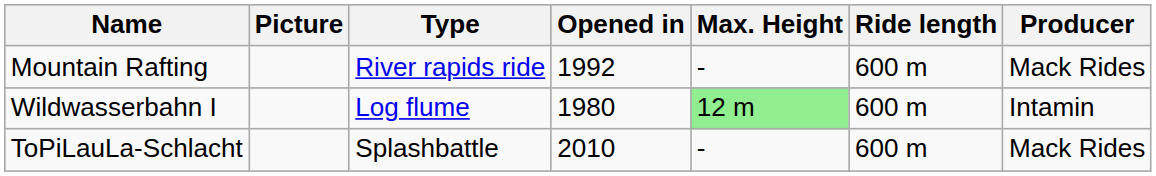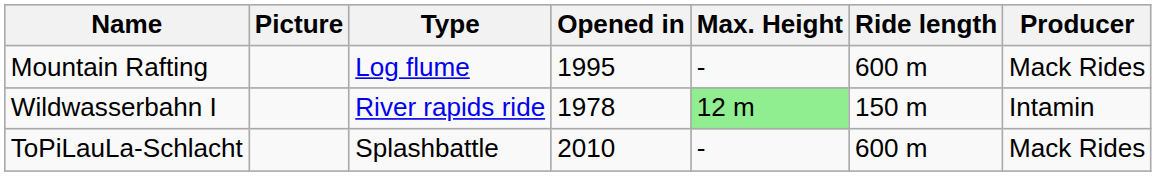(450, 66) River rapids ride -> (413, 66) Log flume
(586, 66) 1992 -> (586, 66) 1995
(413, 107) Log flume -> (450, 107) River rapids ride
(586, 107) 1980 -> (586, 107) 1978
(891, 107) 600 m -> (891, 107) 150 m
